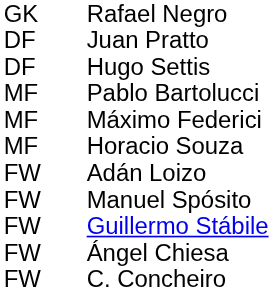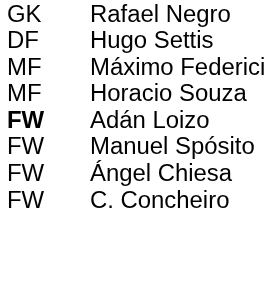- row: (148, 40)
- row: (173, 93)
(22, 173) normal -> (26, 120) bold
- row: (178, 226)
